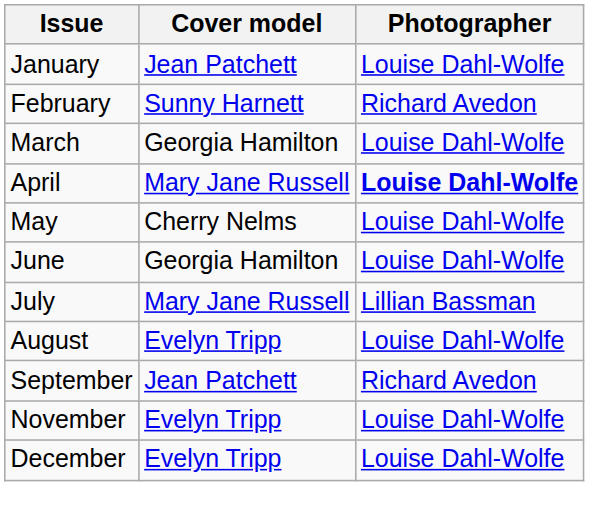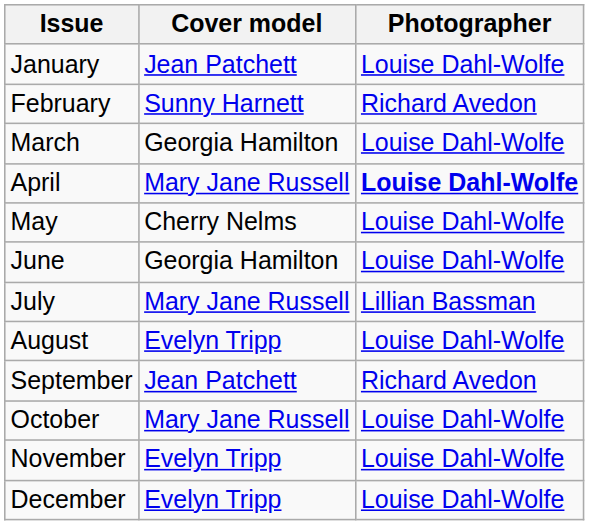+ row: (55, 420)
